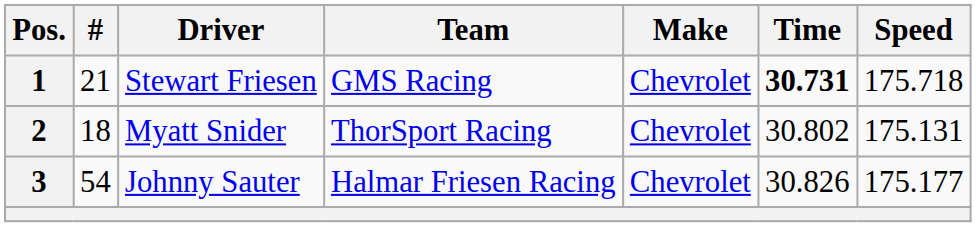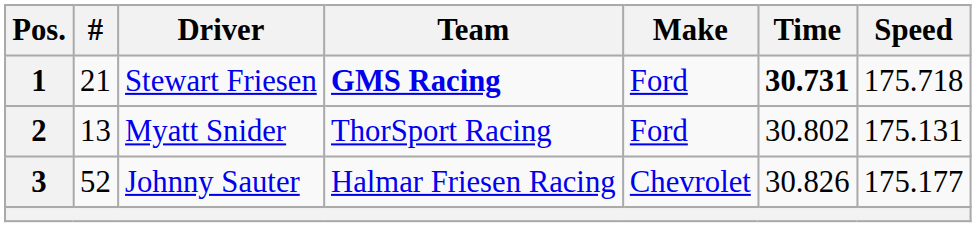(412, 80) normal -> (416, 80) bold
(690, 80) Chevrolet -> (659, 80) Ford
(95, 131) 18 -> (95, 131) 13
(690, 131) Chevrolet -> (659, 131) Ford
(95, 181) 54 -> (95, 181) 52
